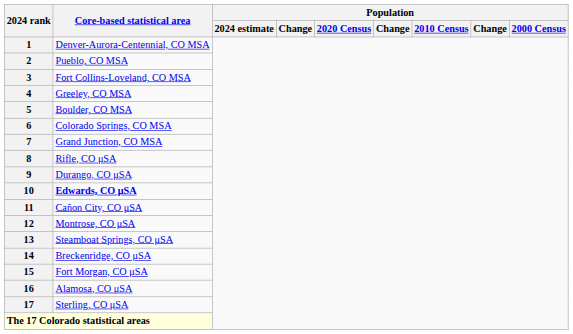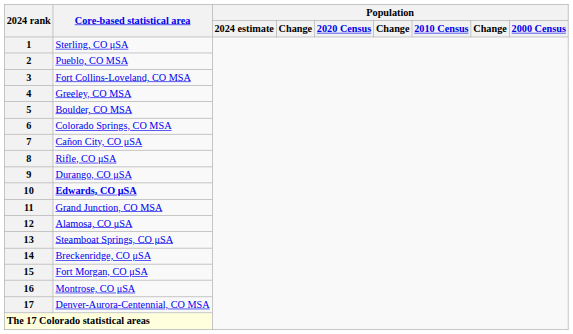(133, 45) Denver-Aurora-Centennial, CO MSA -> (92, 45) Sterling, CO μSA
(109, 142) Grand Junction, CO MSA -> (99, 142) Cañon City, CO μSA
(99, 207) Cañon City, CO μSA -> (109, 207) Grand Junction, CO MSA
(95, 223) Montrose, CO μSA -> (94, 223) Alamosa, CO μSA
(94, 288) Alamosa, CO μSA -> (95, 288) Montrose, CO μSA
(92, 304) Sterling, CO μSA -> (133, 304) Denver-Aurora-Centennial, CO MSA
